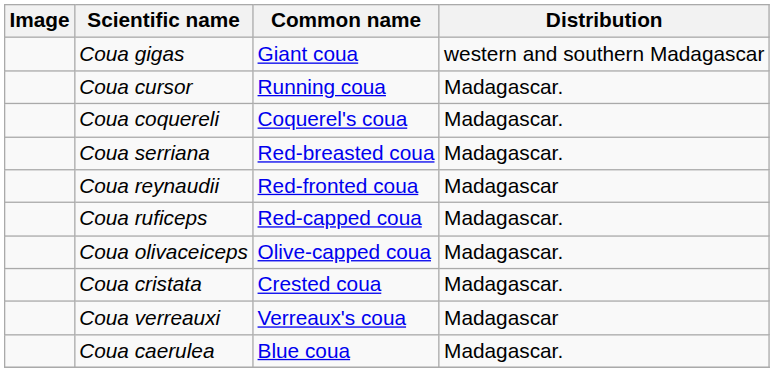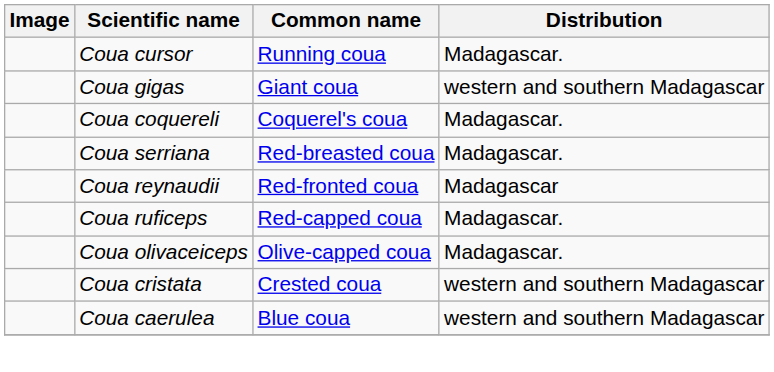rows swapped: (136, 86) <-> (132, 53)
(504, 284) Madagascar. -> (604, 284) western and southern Madagascar
- row: (150, 317)
(504, 350) Madagascar. -> (604, 317) western and southern Madagascar
